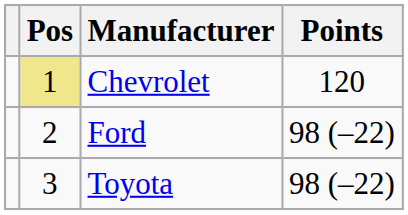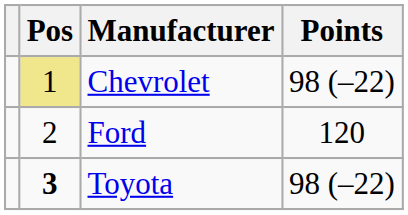(342, 81) 120 -> (342, 81) 98 (–22)
(342, 132) 98 (–22) -> (342, 132) 120
(50, 183) normal -> (50, 183) bold
